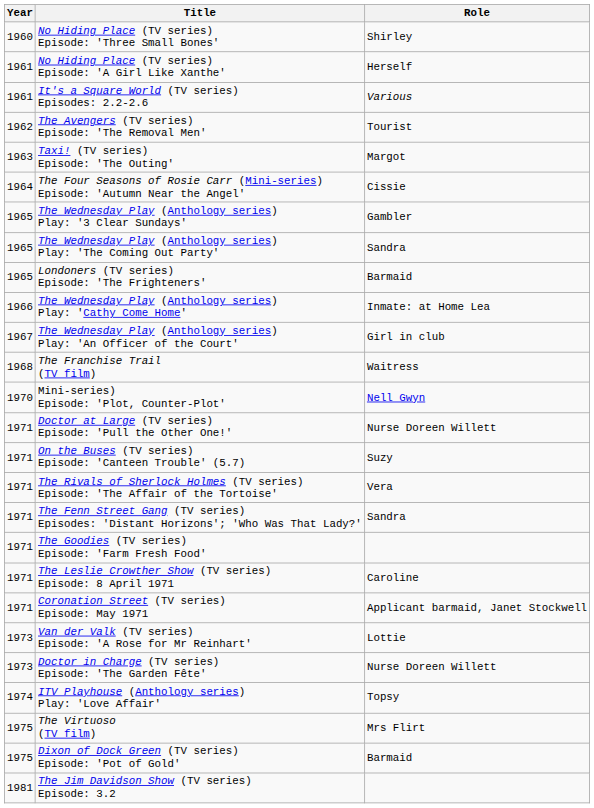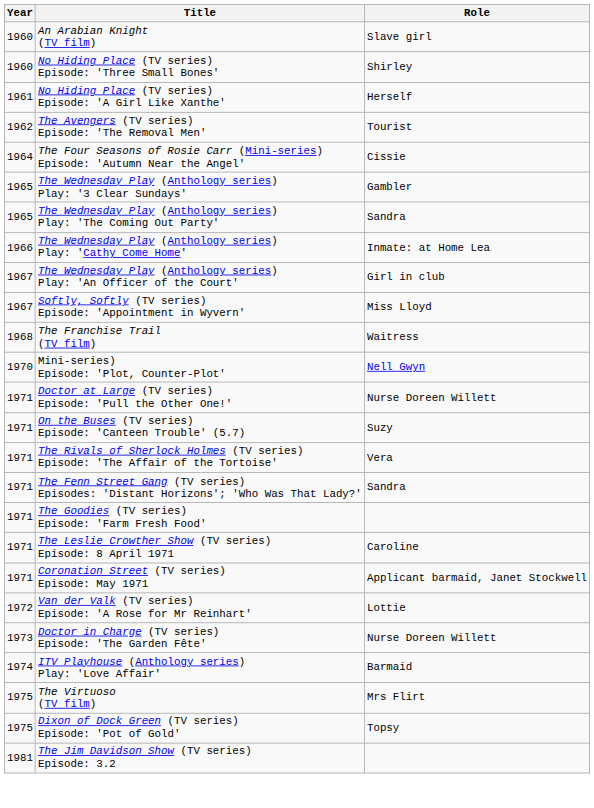+ row: (93, 37)
- row: (138, 97)
- row: (106, 157)
- row: (122, 277)
+ row: (142, 307)
(20, 638) 1973 -> (20, 608) 1972
(383, 698) Topsy -> (390, 668) Barmaid
(390, 758) Barmaid -> (383, 728) Topsy
